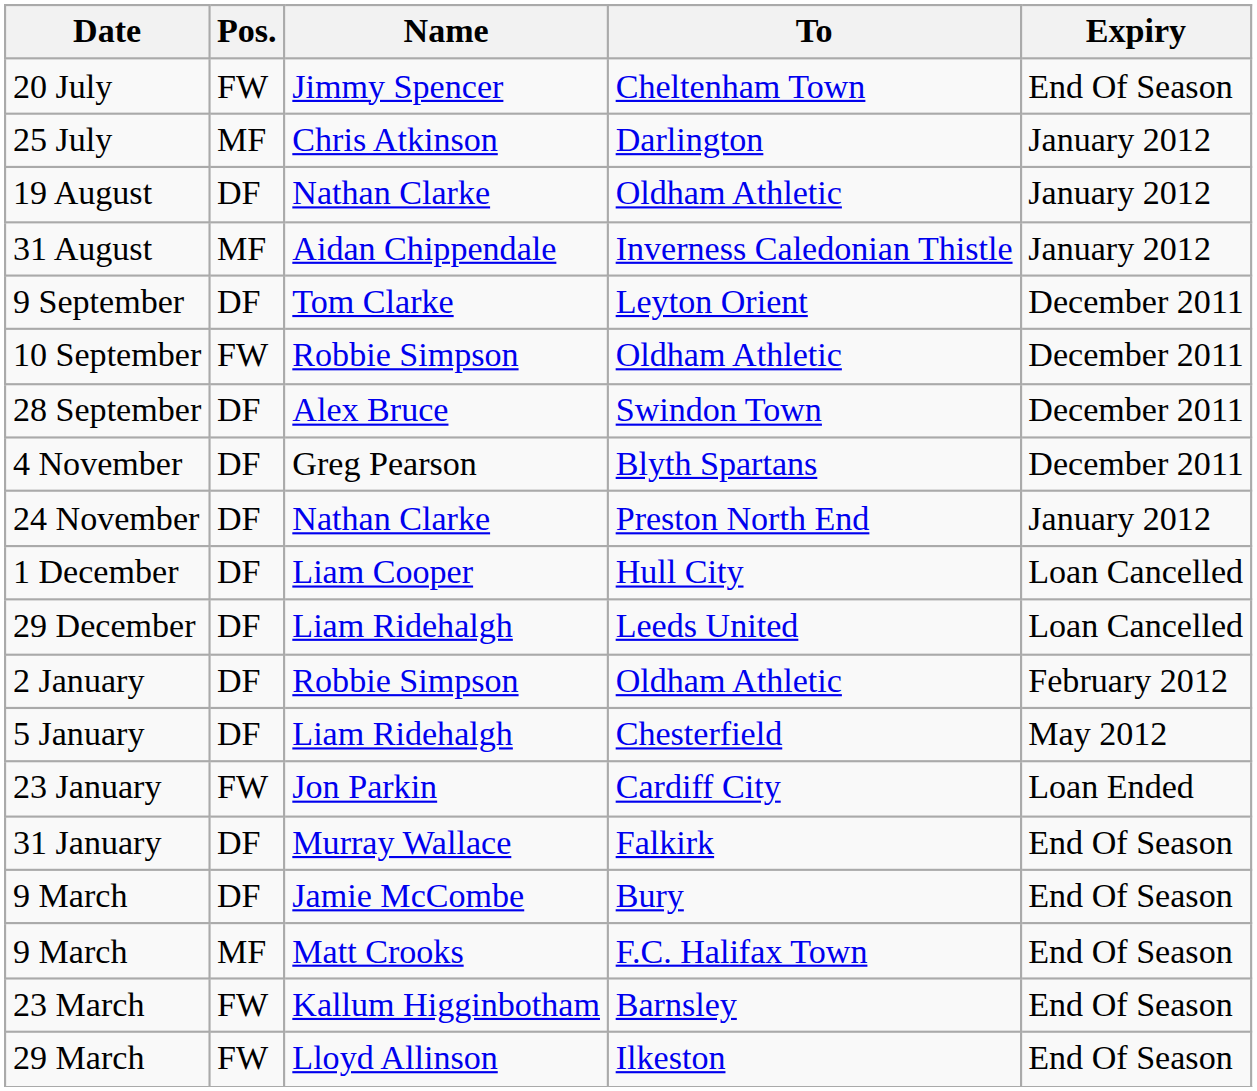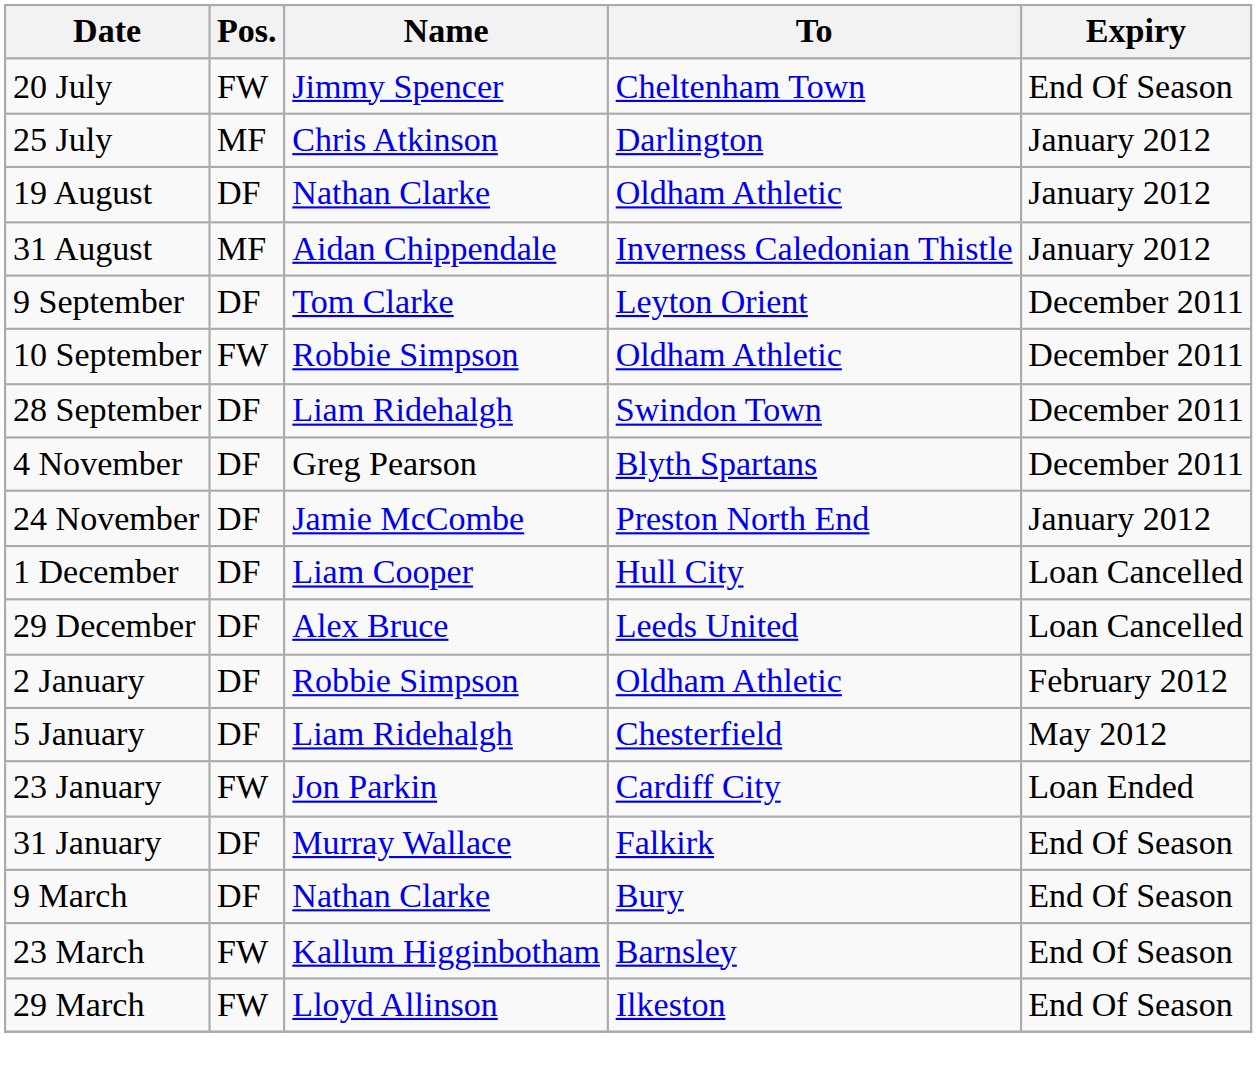(370, 409) Alex Bruce -> (403, 409) Liam Ridehalgh
(391, 517) Nathan Clarke -> (408, 517) Jamie McCombe
(403, 626) Liam Ridehalgh -> (370, 626) Alex Bruce
(408, 896) Jamie McCombe -> (391, 896) Nathan Clarke
- row: (70, 950)
